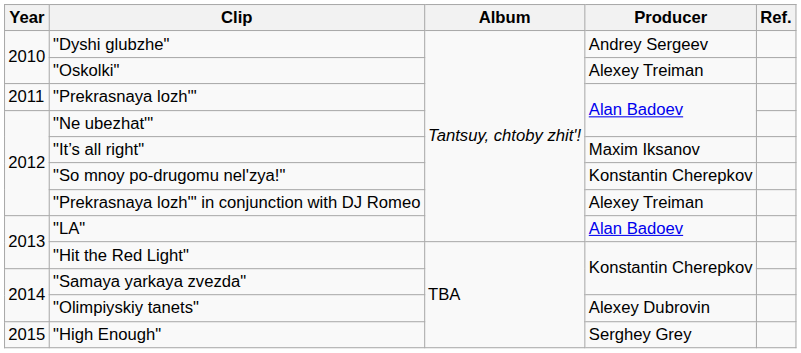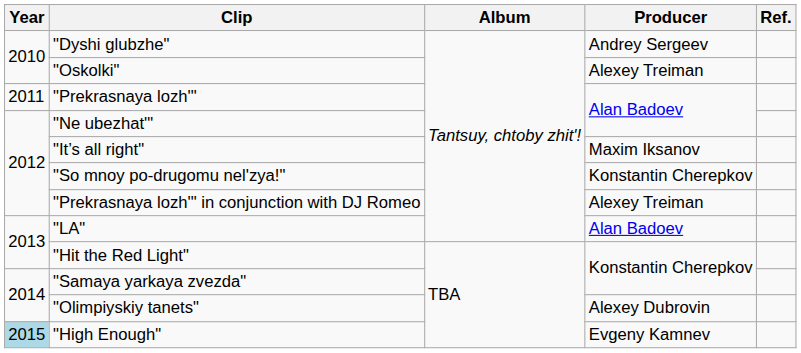(27, 334) no background -> (27, 334) lightblue background
(640, 334) Serghey Grey -> (649, 334) Evgeny Kamnev
